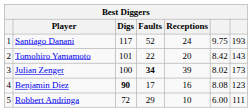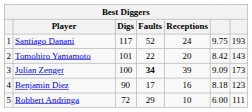(220, 71) 8.02 -> (220, 71) 9.09
(126, 85) bold -> (126, 85) normal
(220, 85) 8.08 -> (220, 85) 8.18
